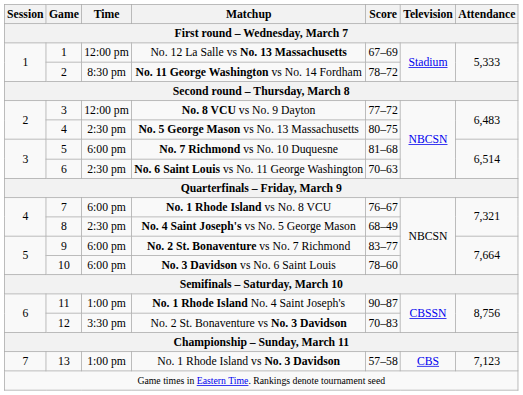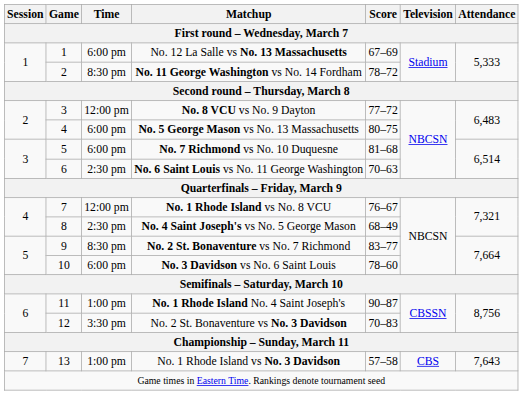(107, 52) 12:00 pm -> (107, 52) 6:00 pm
(107, 130) 2:30 pm -> (107, 130) 6:00 pm
(107, 207) 6:00 pm -> (107, 207) 12:00 pm
(107, 245) 6:00 pm -> (107, 245) 8:30 pm
(487, 361) 7,123 -> (487, 361) 7,643
